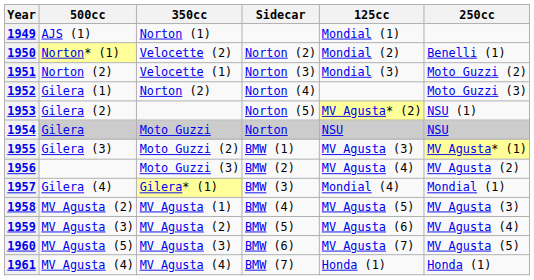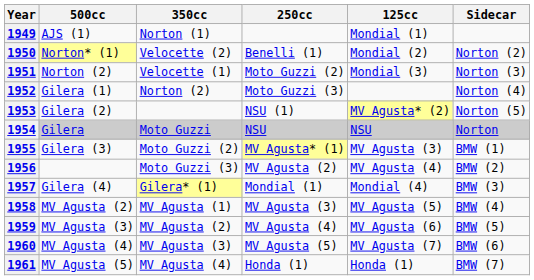columns swapped: (477, 14) <-> (281, 14)
(88, 245) MV Agusta (5) -> (88, 245) MV Agusta (4)
(88, 265) MV Agusta (4) -> (88, 265) MV Agusta (5)
